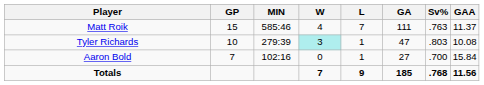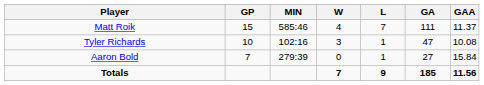- column: (438, 12)
(276, 42) 279:39 -> (293, 42) 102:16
(320, 42) paleturquoise background -> (339, 42) no background
(276, 57) 102:16 -> (293, 57) 279:39
